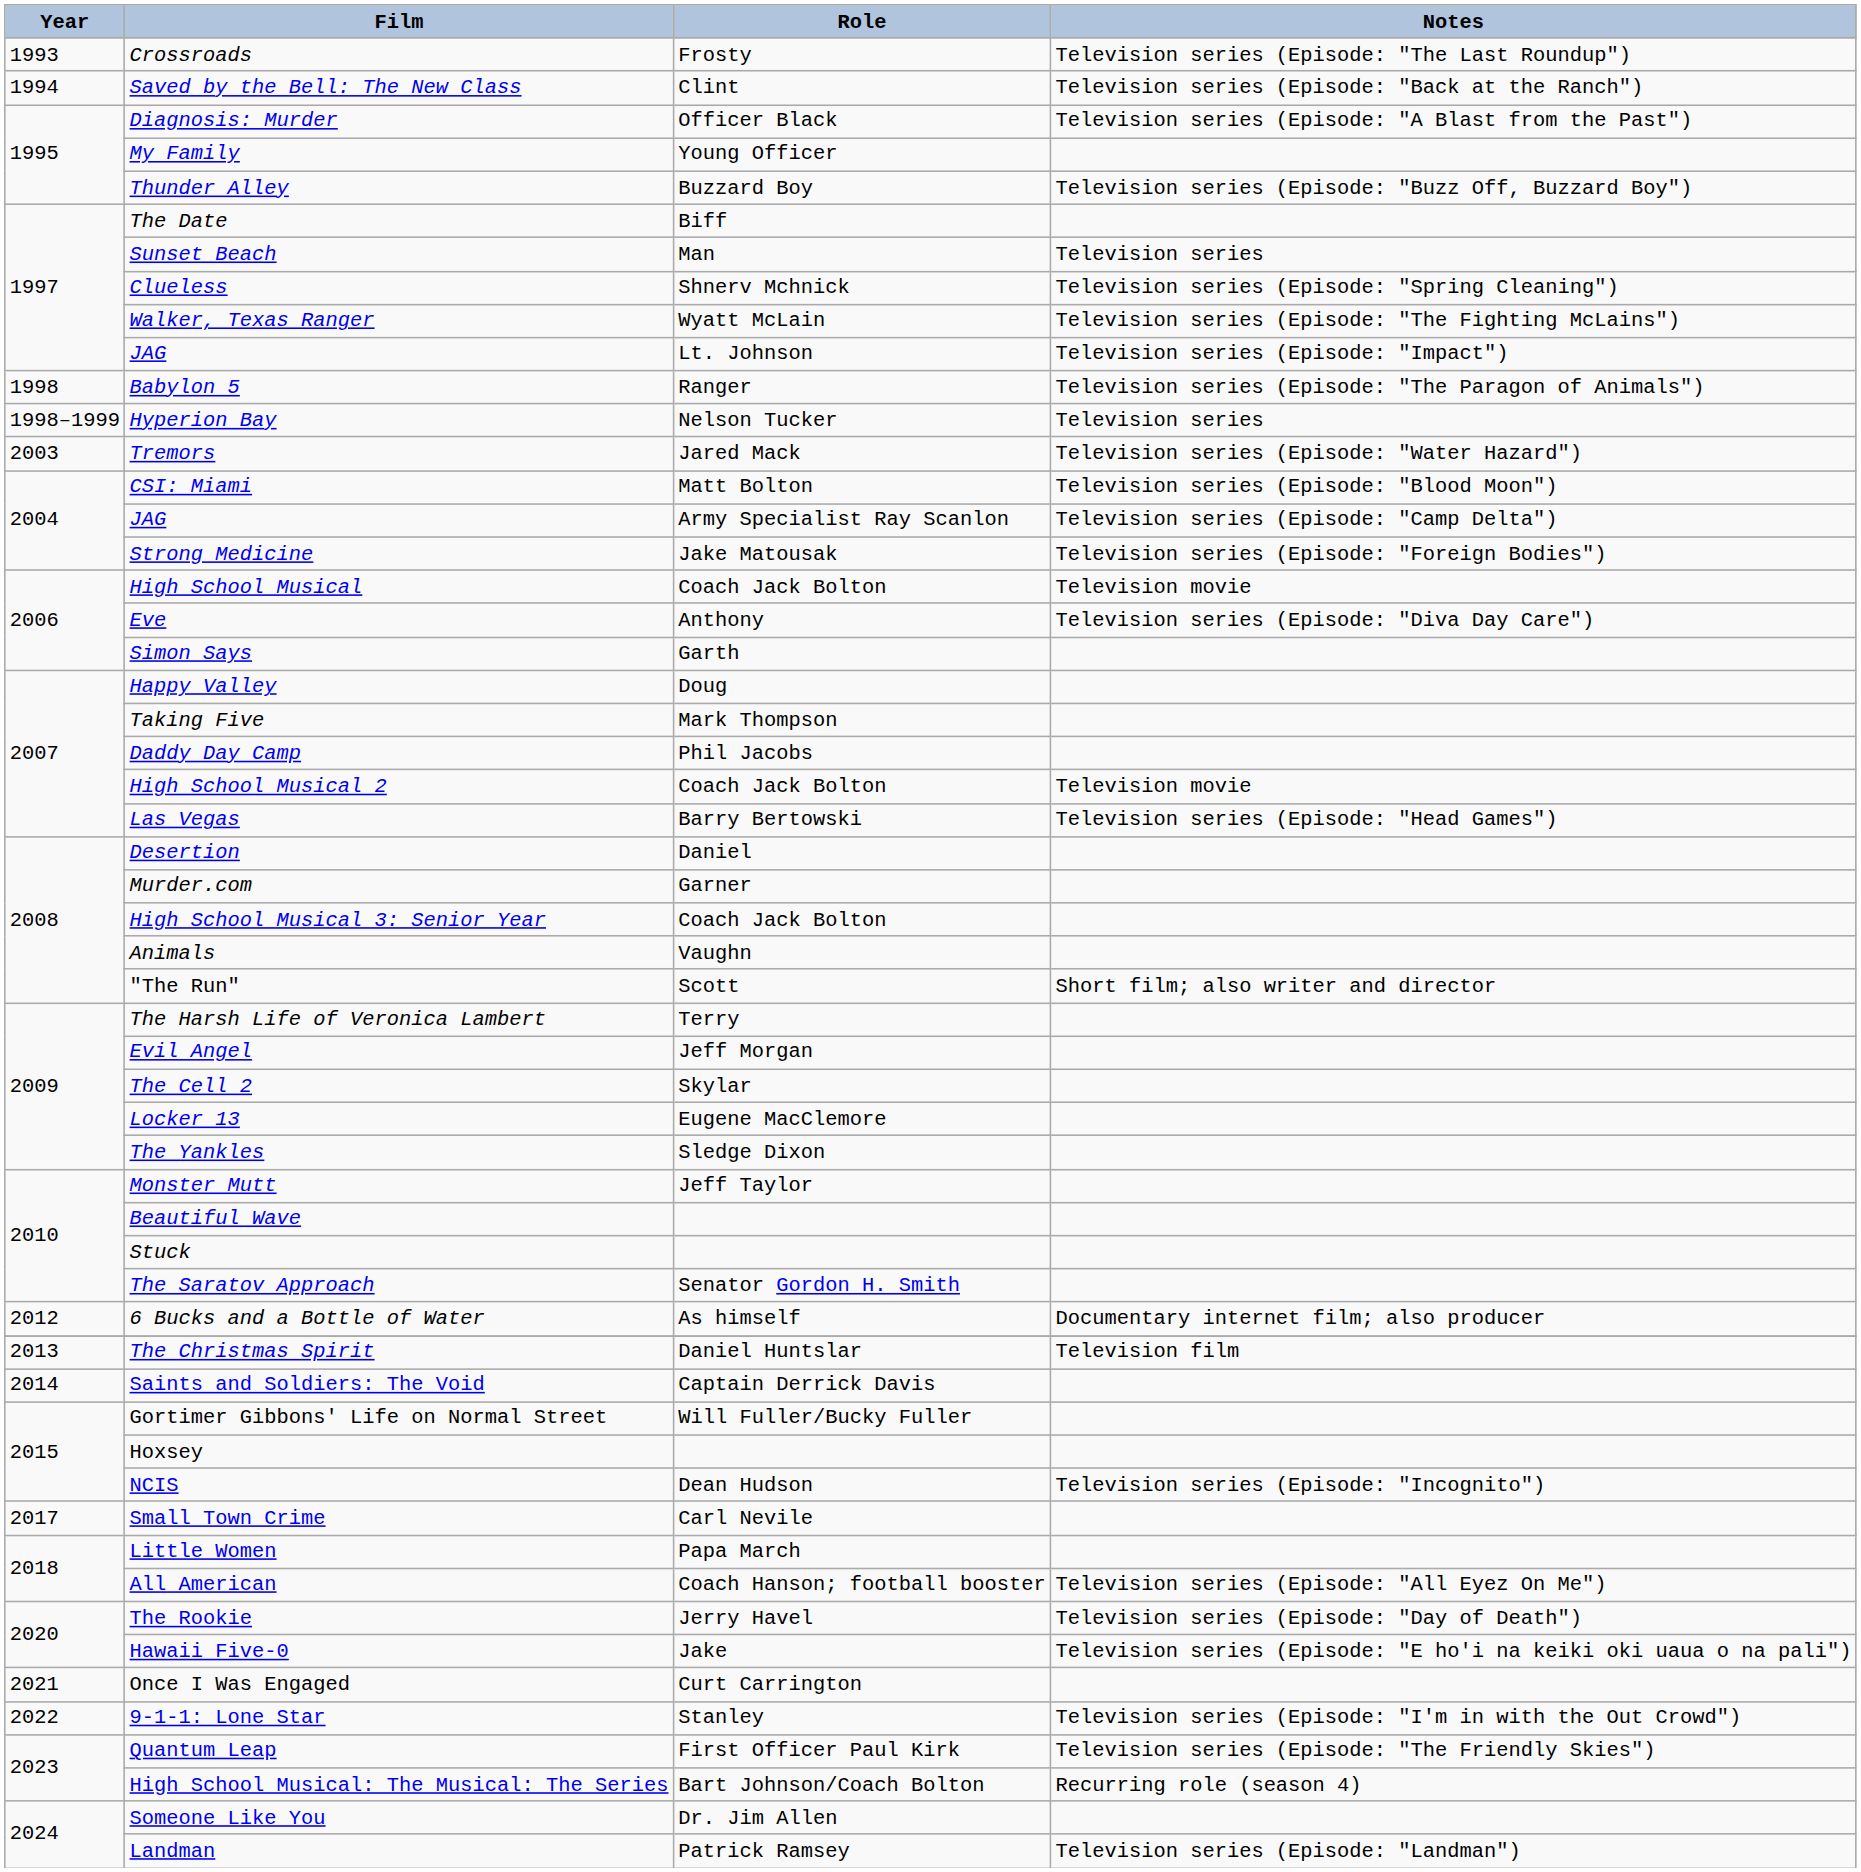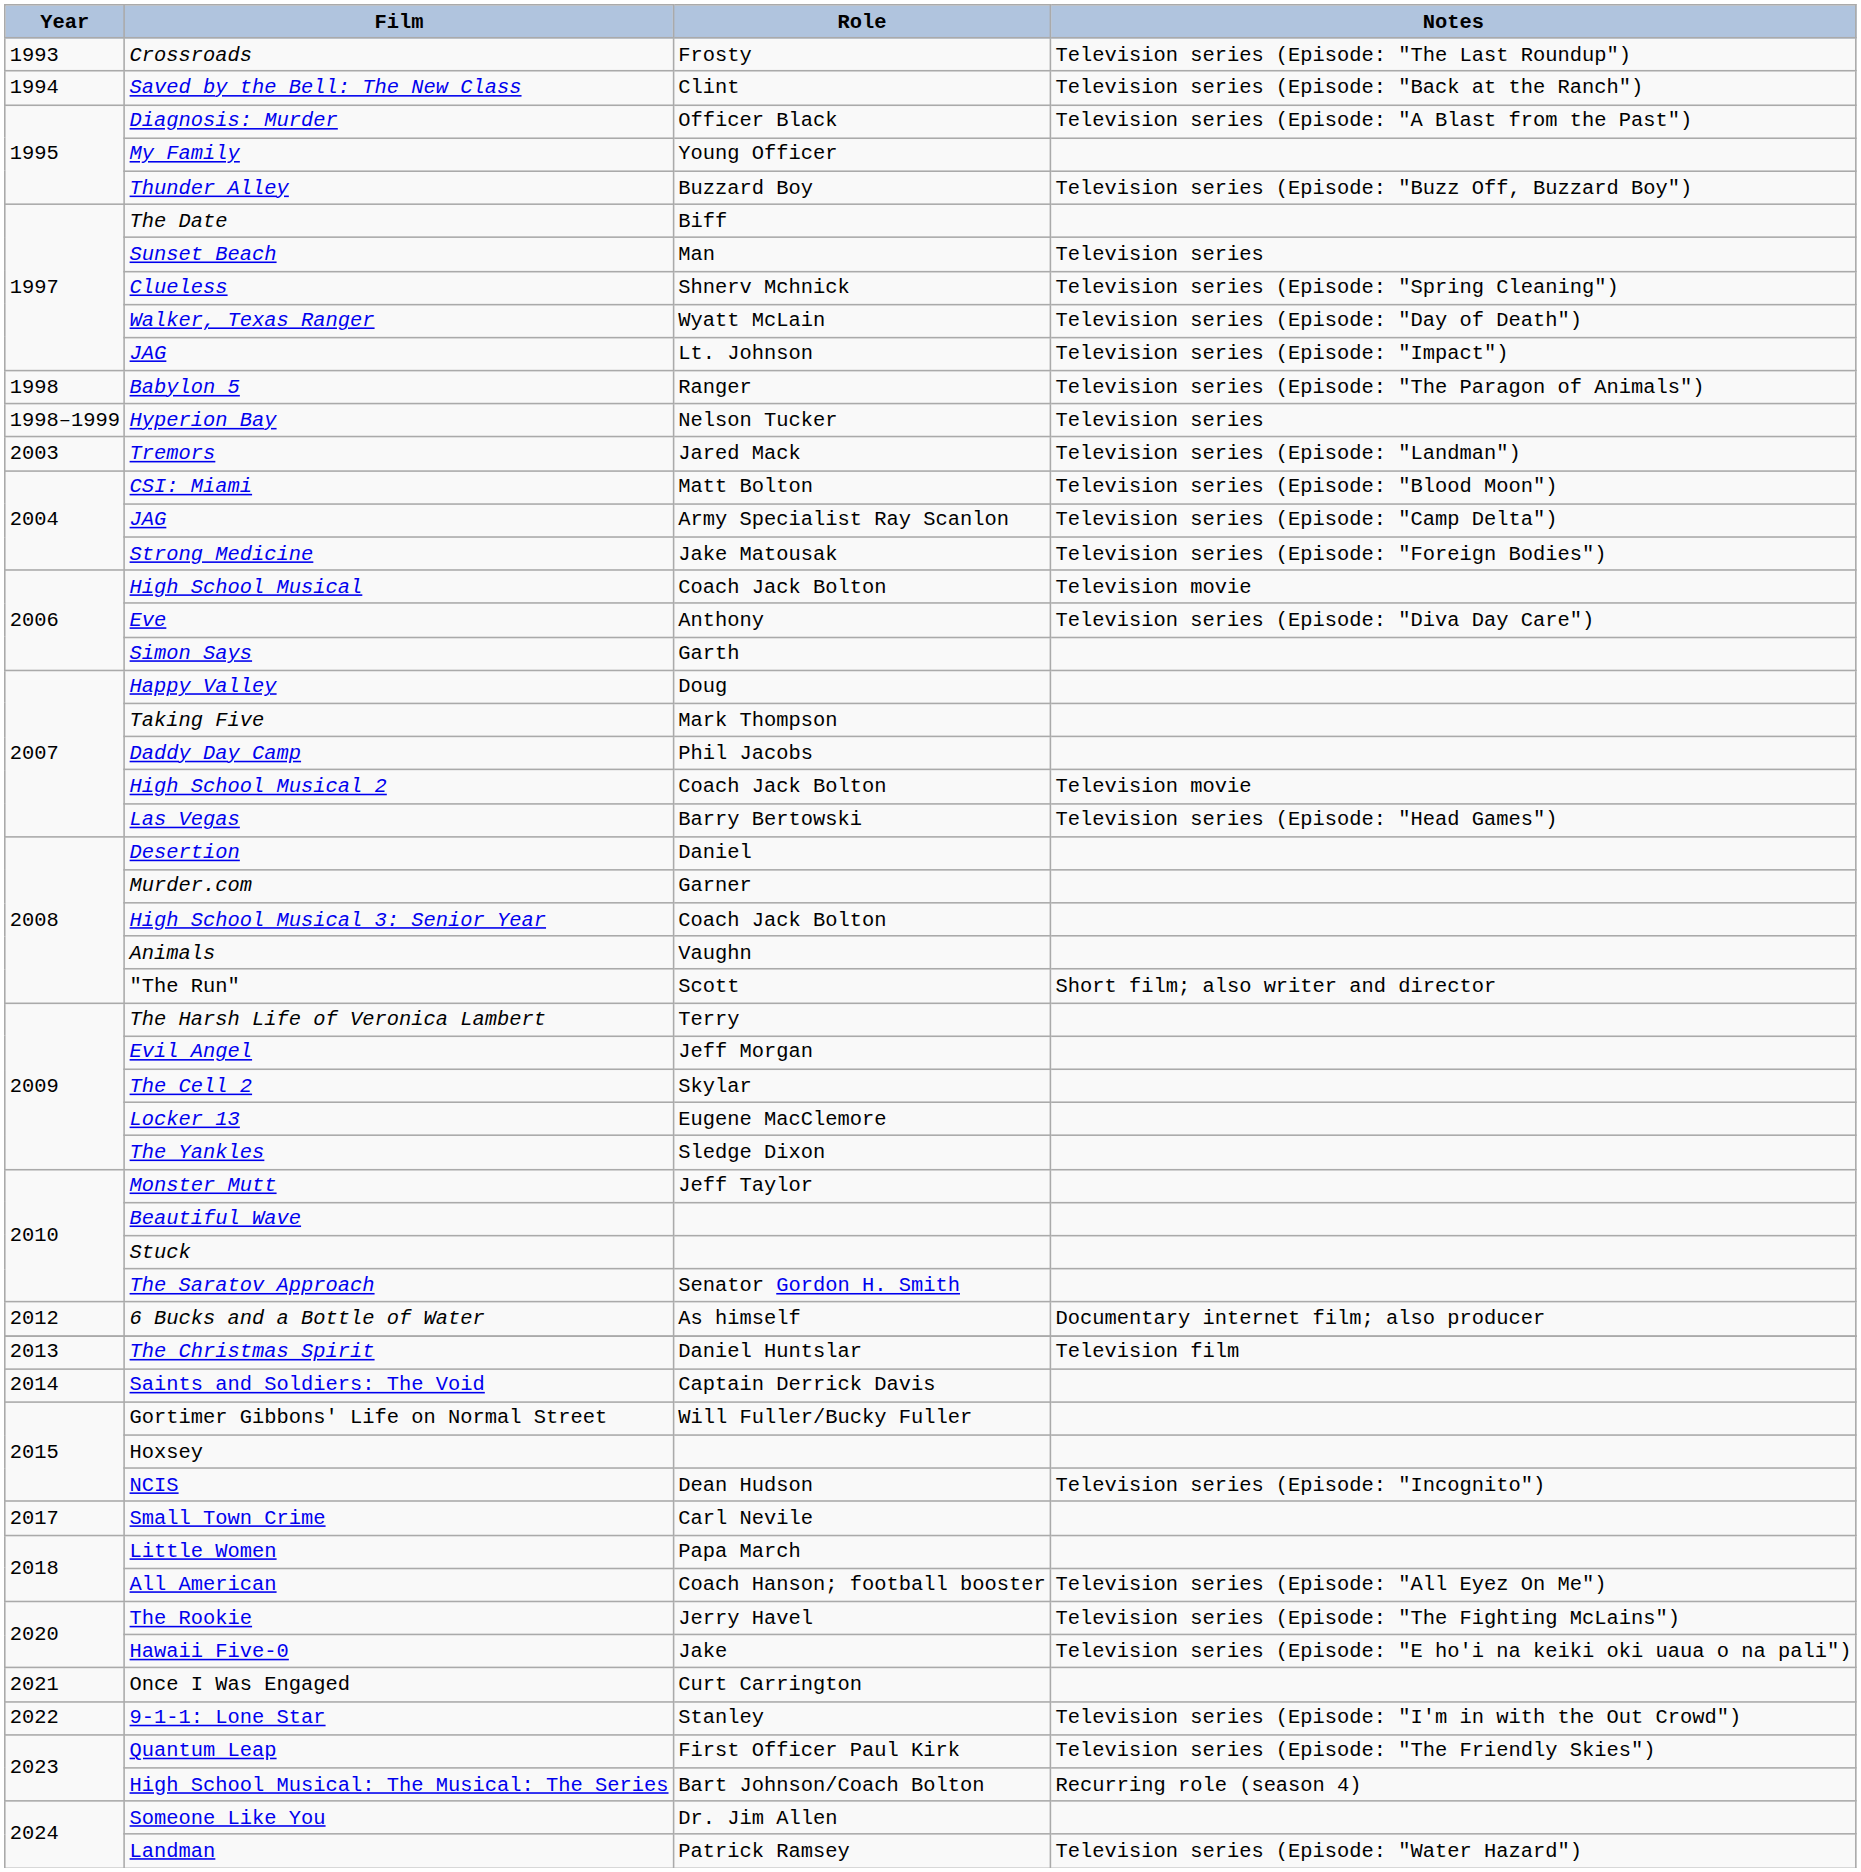(1368, 321) Television series (Episode: "The Fighting McLains") -> (1319, 321) Television series (Episode: "Day of Death")
(1319, 454) Television series (Episode: "Water Hazard") -> (1288, 454) Television series (Episode: "Landman")
(1319, 1618) Television series (Episode: "Day of Death") -> (1368, 1618) Television series (Episode: "The Fighting McLains")
(1288, 1851) Television series (Episode: "Landman") -> (1319, 1851) Television series (Episode: "Water Hazard")
